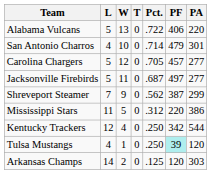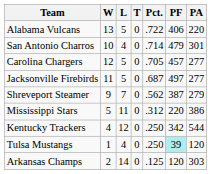columns swapped: (123, 12) <-> (108, 12)
(196, 95) 299 -> (196, 95) 279
